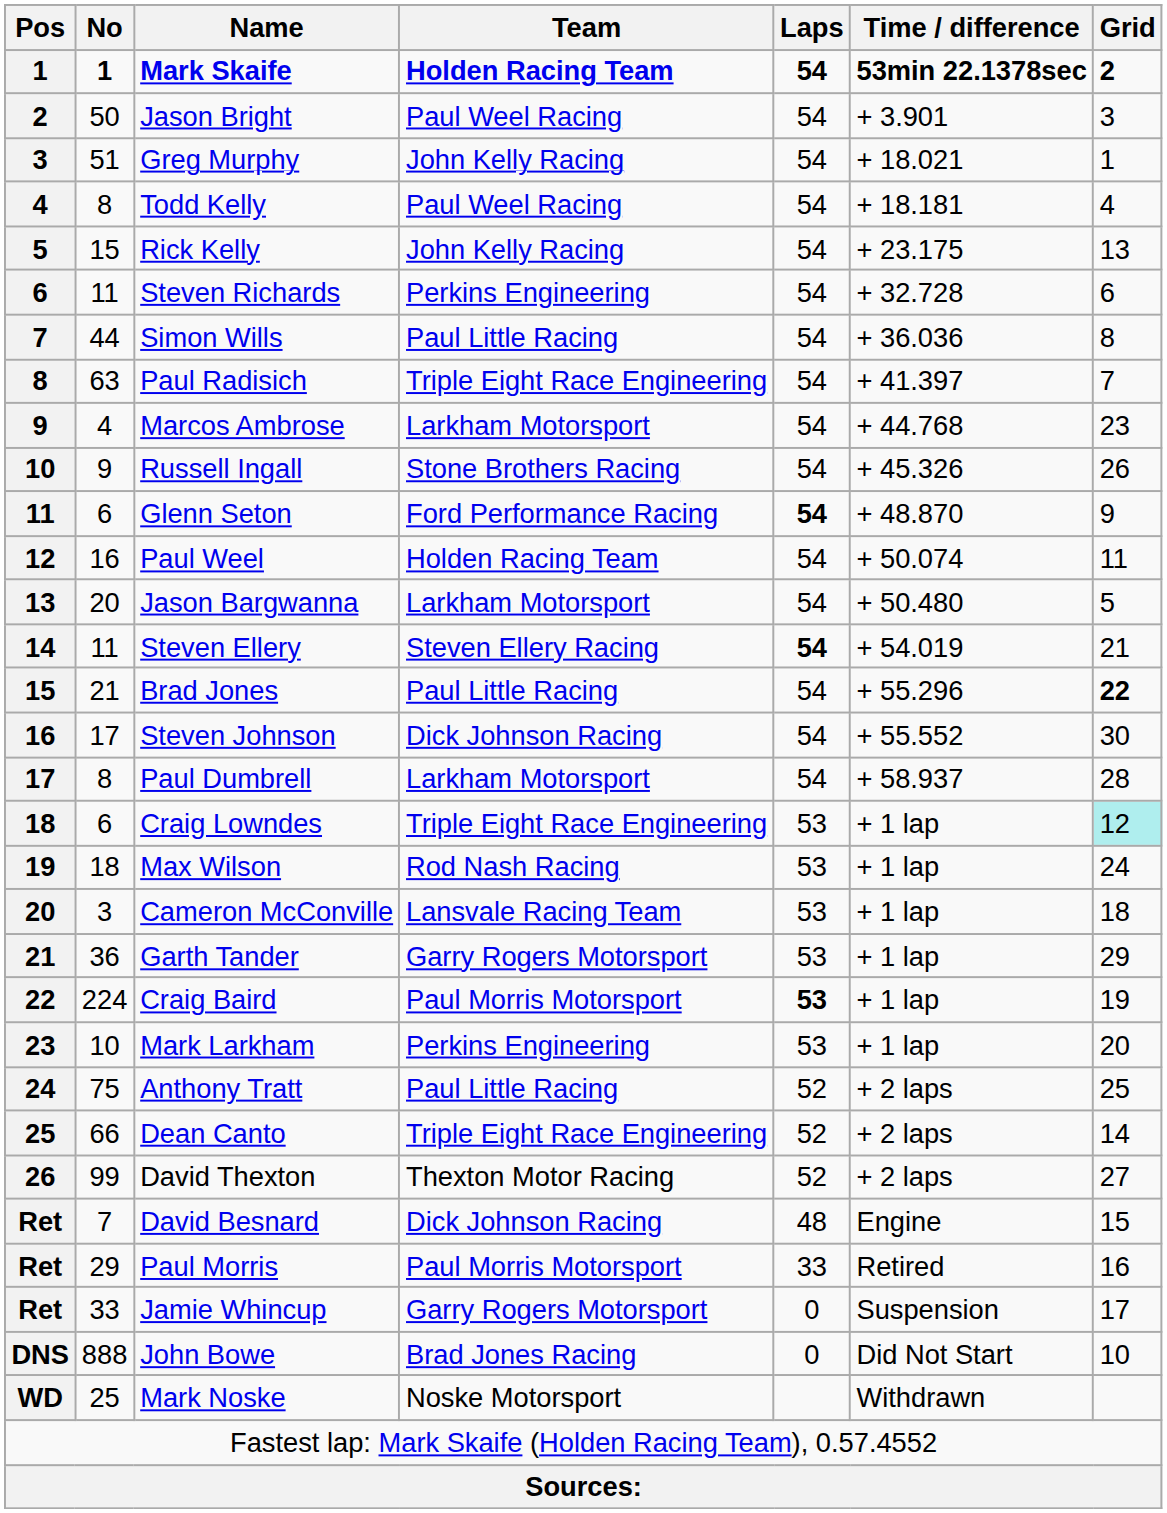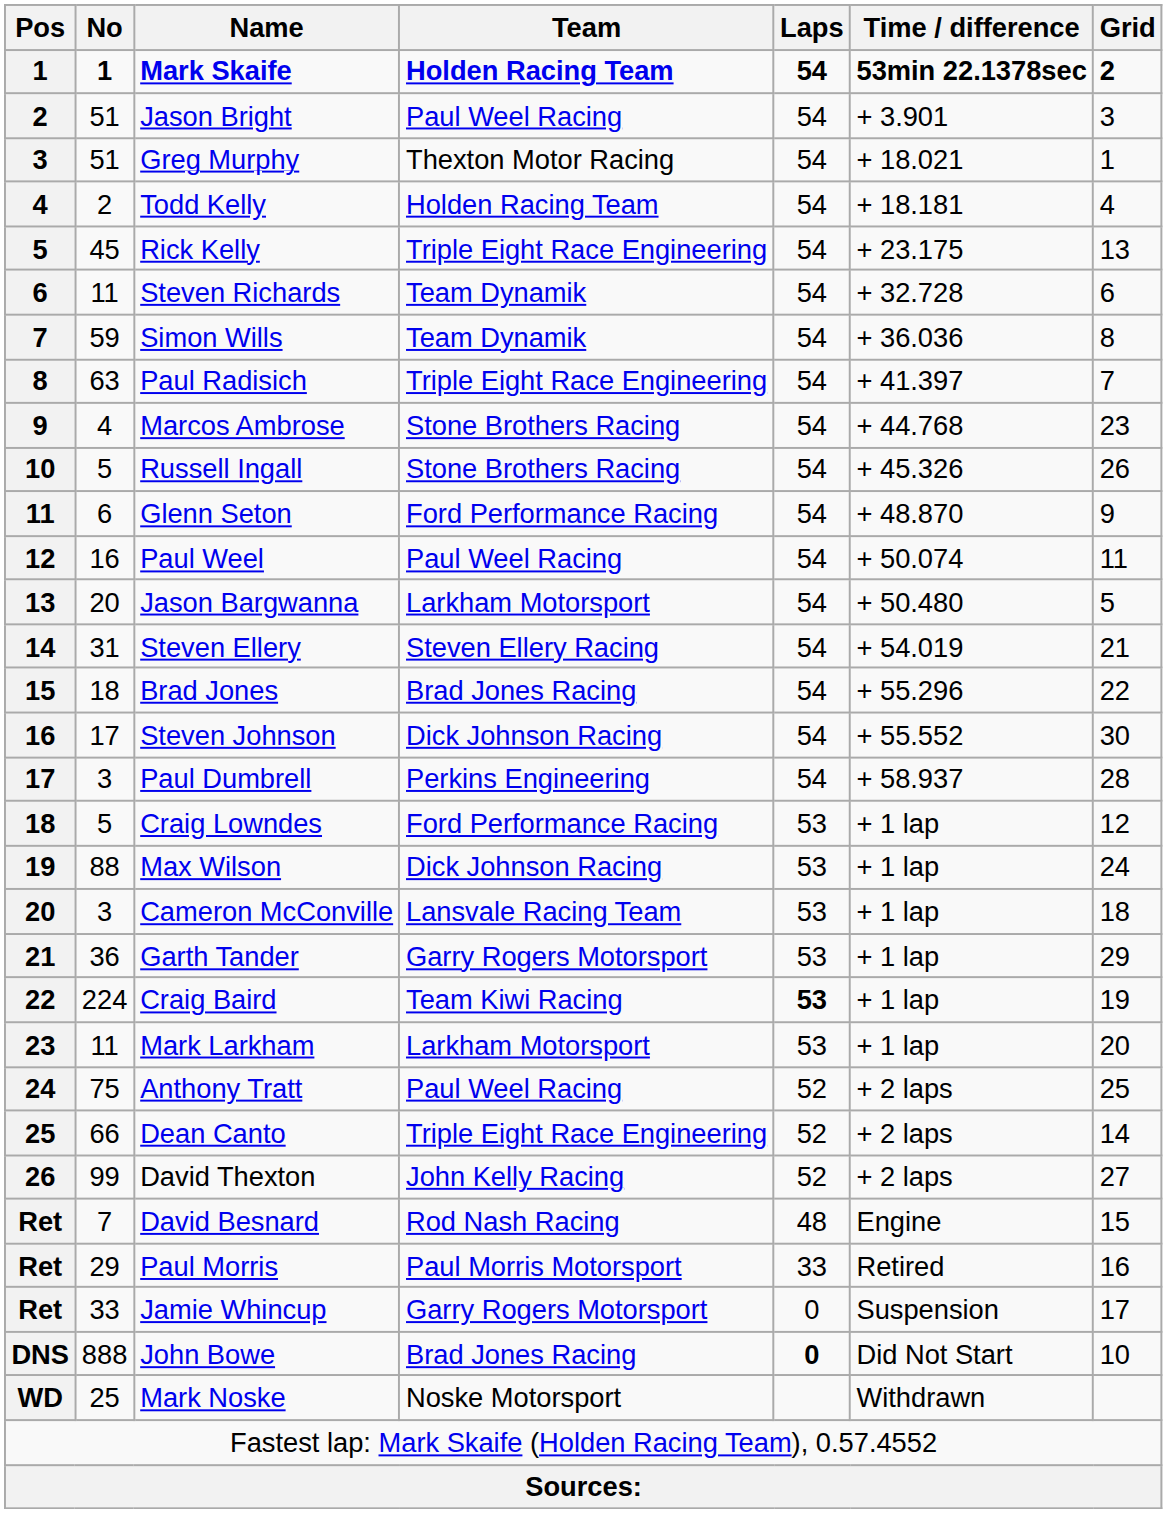(105, 115) 50 -> (105, 115) 51
(515, 160) John Kelly Racing -> (540, 160) Thexton Motor Racing
(105, 204) 8 -> (105, 204) 2
(514, 204) Paul Weel Racing -> (532, 204) Holden Racing Team
(105, 248) 15 -> (105, 248) 45
(515, 248) John Kelly Racing -> (587, 248) Triple Eight Race Engineering
(528, 292) Perkins Engineering -> (496, 292) Team Dynamik
(105, 337) 44 -> (105, 337) 59
(512, 337) Paul Little Racing -> (496, 337) Team Dynamik
(528, 425) Larkham Motorsport -> (543, 425) Stone Brothers Racing
(105, 469) 9 -> (105, 469) 5
(812, 513) bold -> (812, 513) normal
(532, 558) Holden Racing Team -> (514, 558) Paul Weel Racing
(105, 646) 11 -> (105, 646) 31
(812, 646) bold -> (812, 646) normal
(105, 690) 21 -> (105, 690) 18
(512, 690) Paul Little Racing -> (521, 690) Brad Jones Racing
(1115, 690) bold -> (1115, 690) normal
(105, 779) 8 -> (105, 779) 3
(528, 779) Larkham Motorsport -> (528, 779) Perkins Engineering
(105, 823) 6 -> (105, 823) 5
(587, 823) Triple Eight Race Engineering -> (562, 823) Ford Performance Racing
(1115, 823) paleturquoise background -> (1115, 823) no background
(105, 867) 18 -> (105, 867) 88
(513, 867) Rod Nash Racing -> (534, 867) Dick Johnson Racing
(544, 1000) Paul Morris Motorsport -> (514, 1000) Team Kiwi Racing
(105, 1044) 10 -> (105, 1044) 11
(528, 1044) Perkins Engineering -> (528, 1044) Larkham Motorsport
(512, 1088) Paul Little Racing -> (514, 1088) Paul Weel Racing
(540, 1177) Thexton Motor Racing -> (515, 1177) John Kelly Racing
(534, 1221) Dick Johnson Racing -> (513, 1221) Rod Nash Racing
(812, 1354) normal -> (812, 1354) bold
